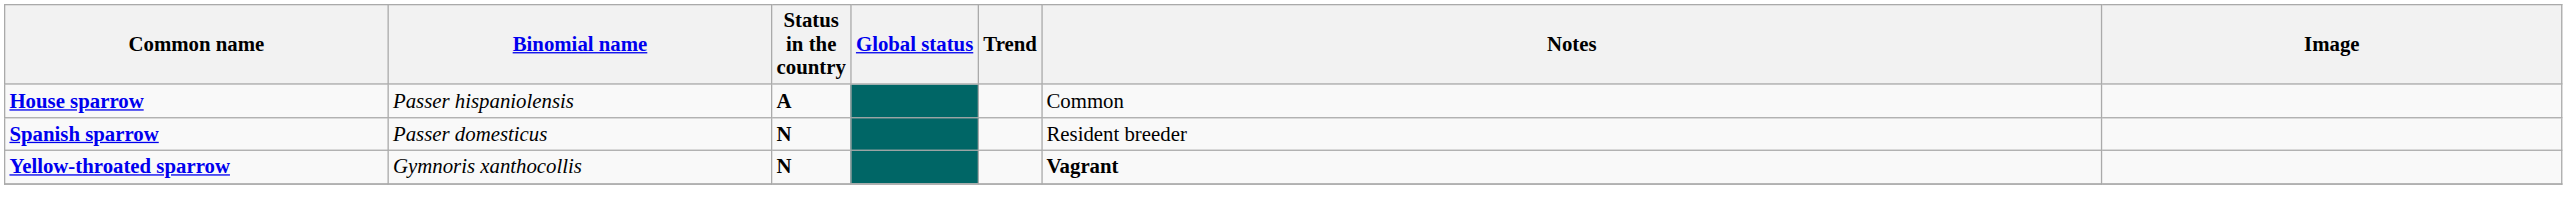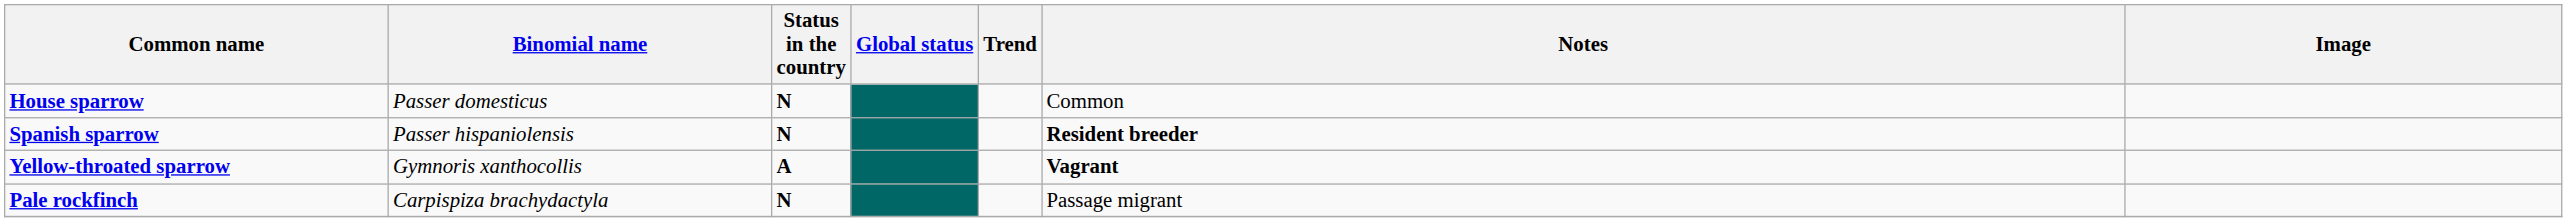(483, 100) Passer hispaniolensis -> (470, 100) Passer domesticus
(784, 100) A -> (784, 100) N
(470, 133) Passer domesticus -> (483, 133) Passer hispaniolensis
(1117, 133) normal -> (1122, 133) bold
(784, 166) N -> (784, 166) A
+ row: (74, 199)
